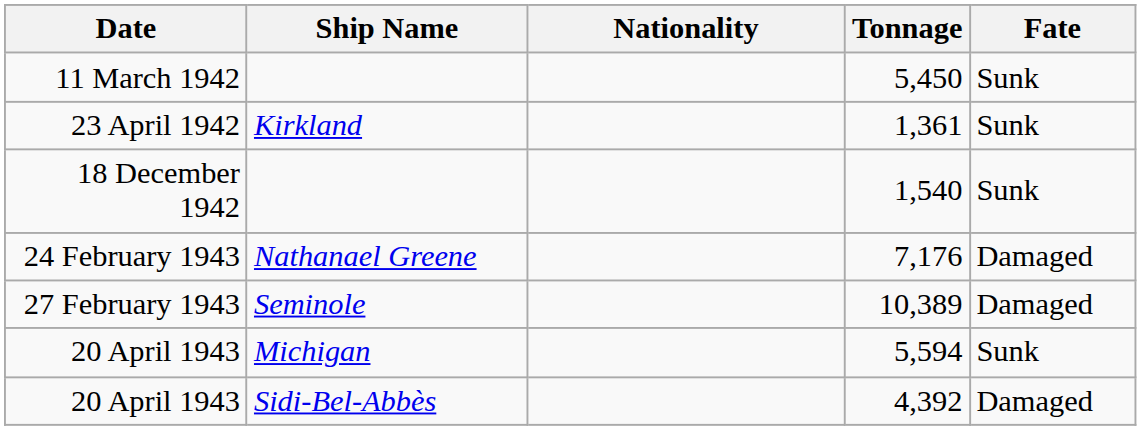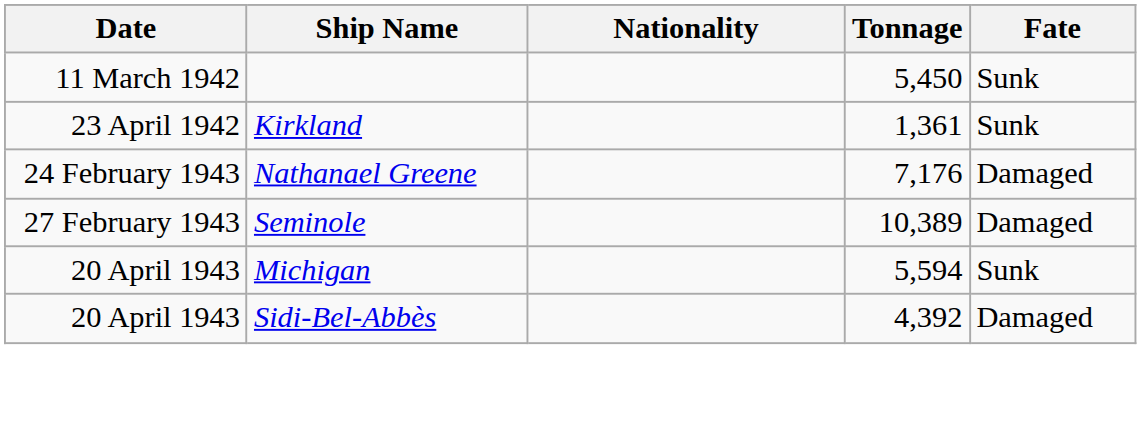- row: (928, 190)
